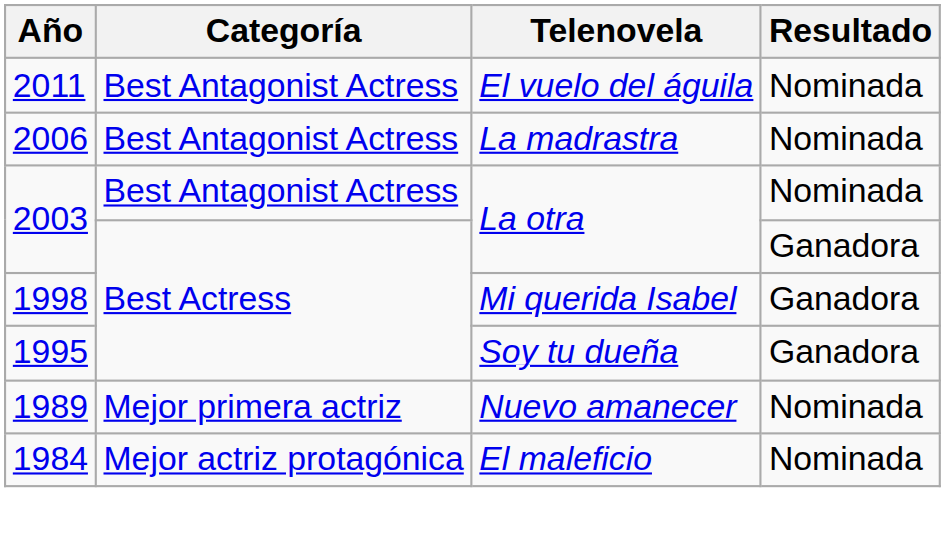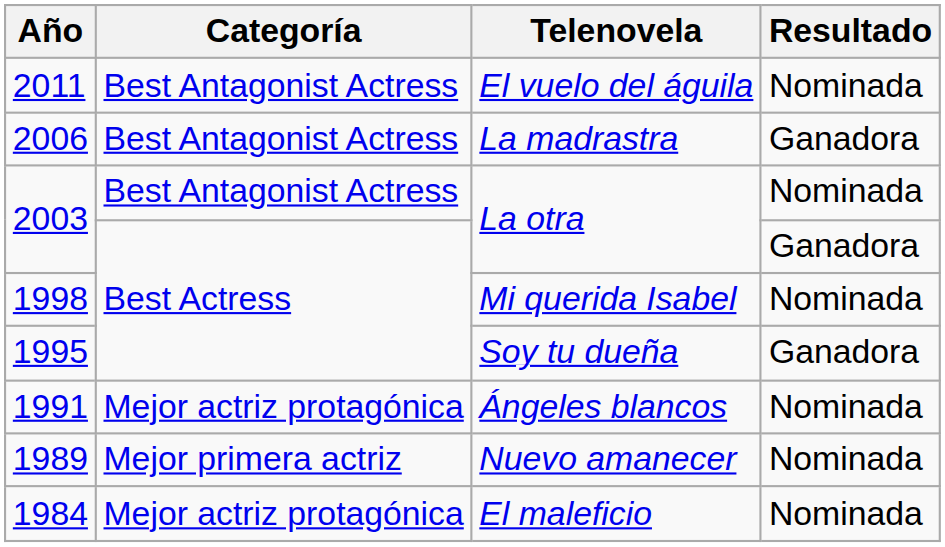(846, 138) Nominada -> (844, 138) Ganadora
(844, 298) Ganadora -> (846, 298) Nominada
+ row: (50, 406)
